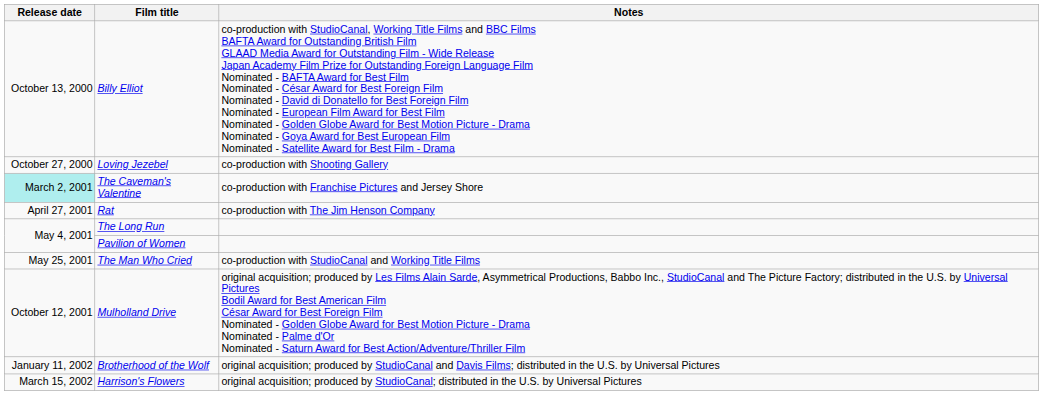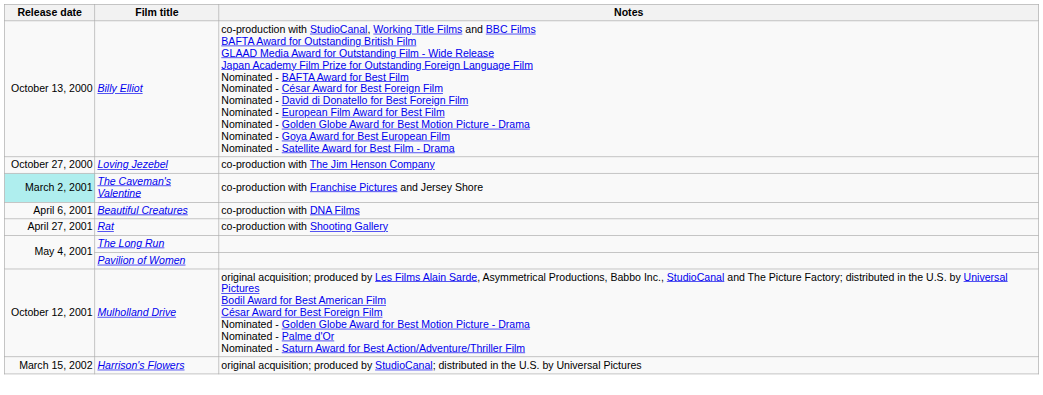(305, 165) co-production with Shooting Gallery -> (328, 165) co-production with The Jim Henson Company
+ row: (143, 210)
(328, 210) co-production with The Jim Henson Company -> (305, 227) co-production with Shooting Gallery
- row: (145, 260)
- row: (153, 365)
